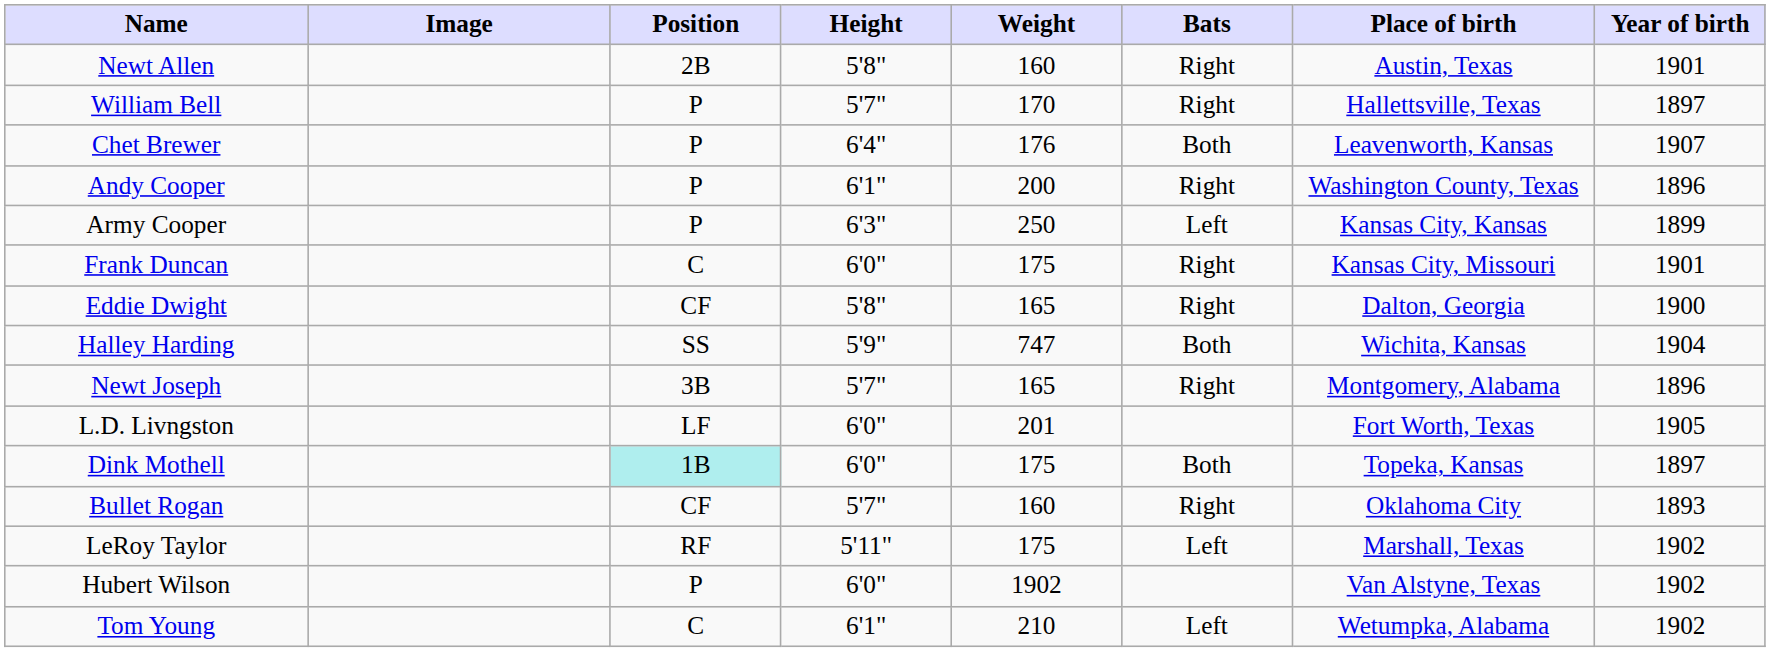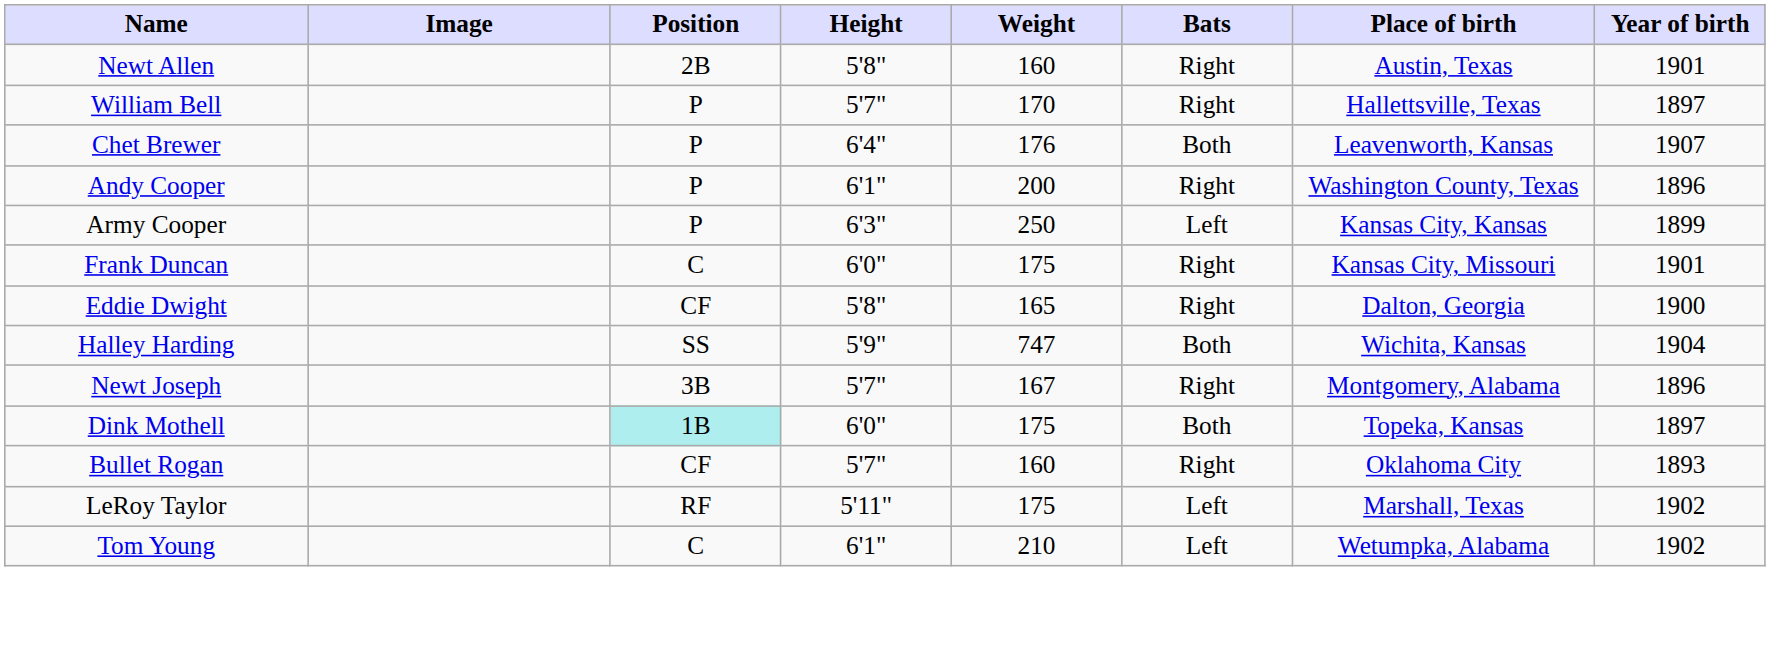(1036, 385) 165 -> (1036, 385) 167
- row: (156, 425)
- row: (156, 585)
